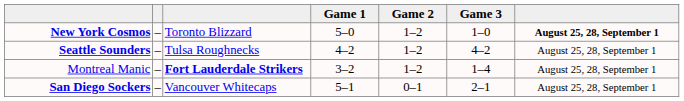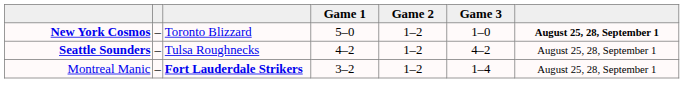- row: (100, 87)
